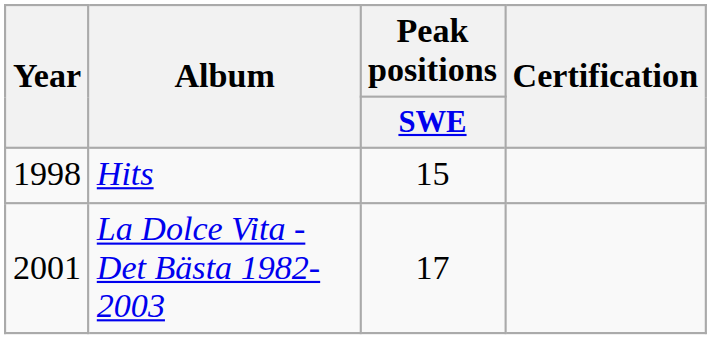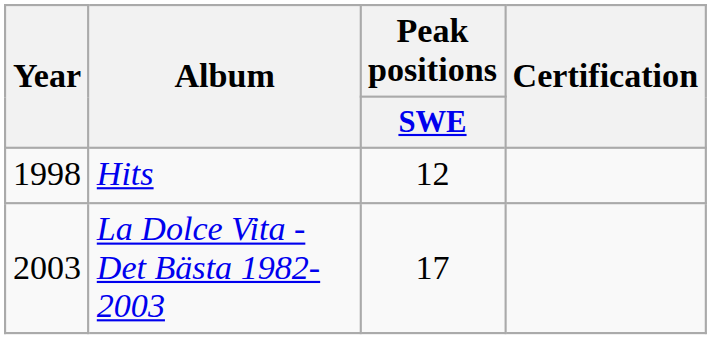(432, 174) 15 -> (432, 174) 12
(47, 266) 2001 -> (47, 266) 2003
